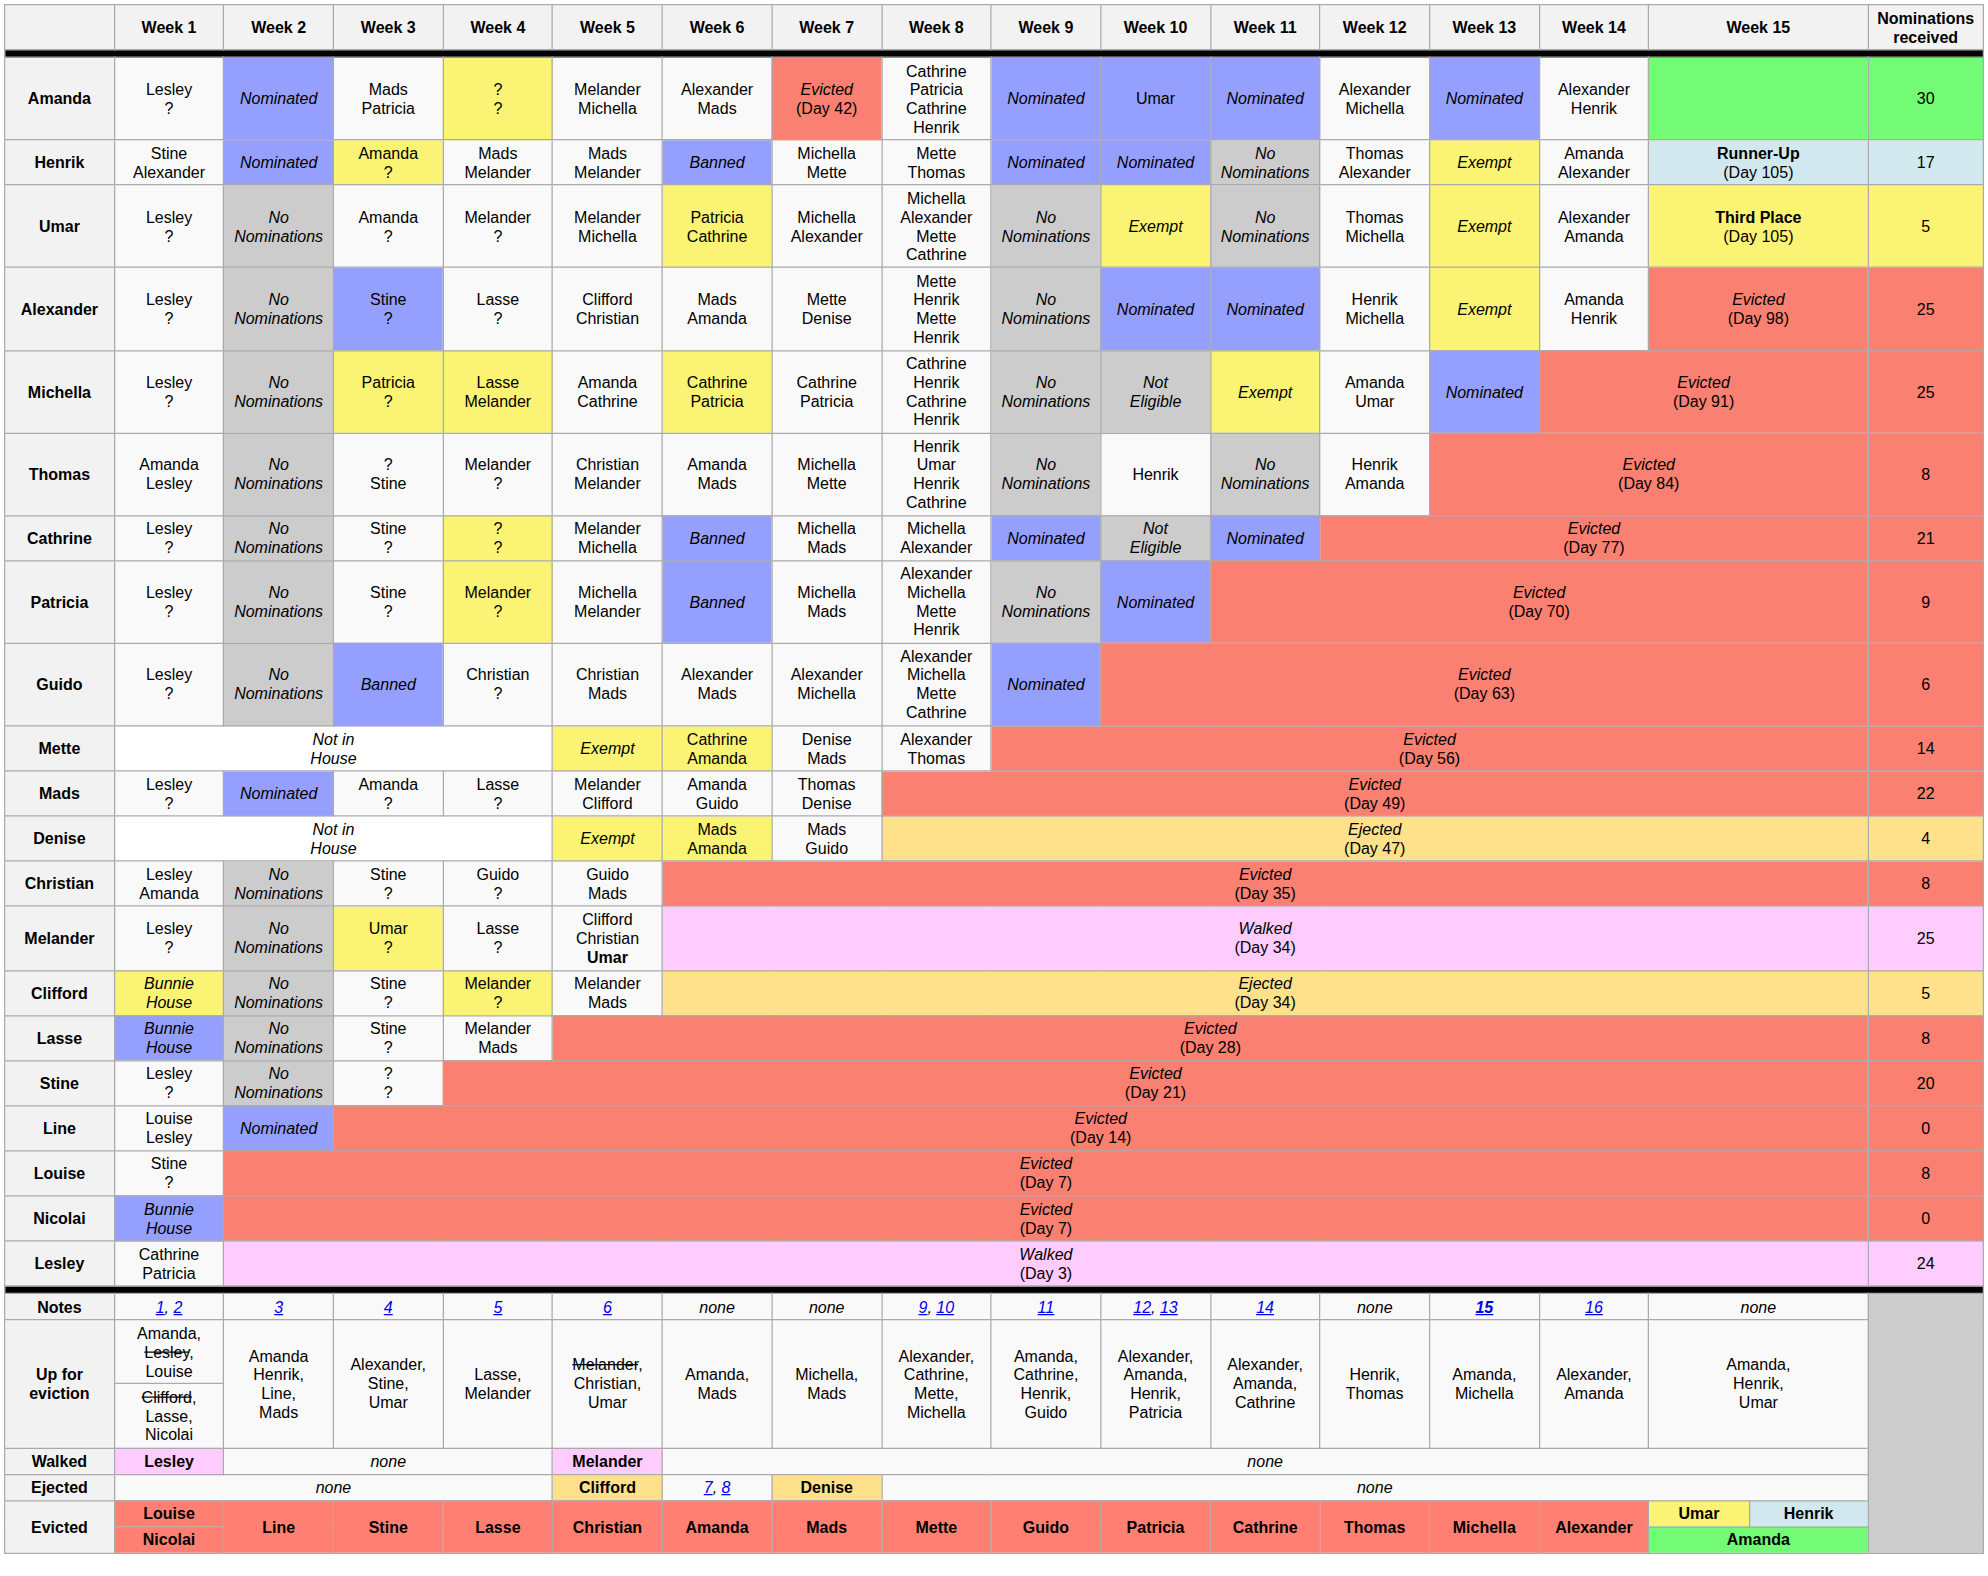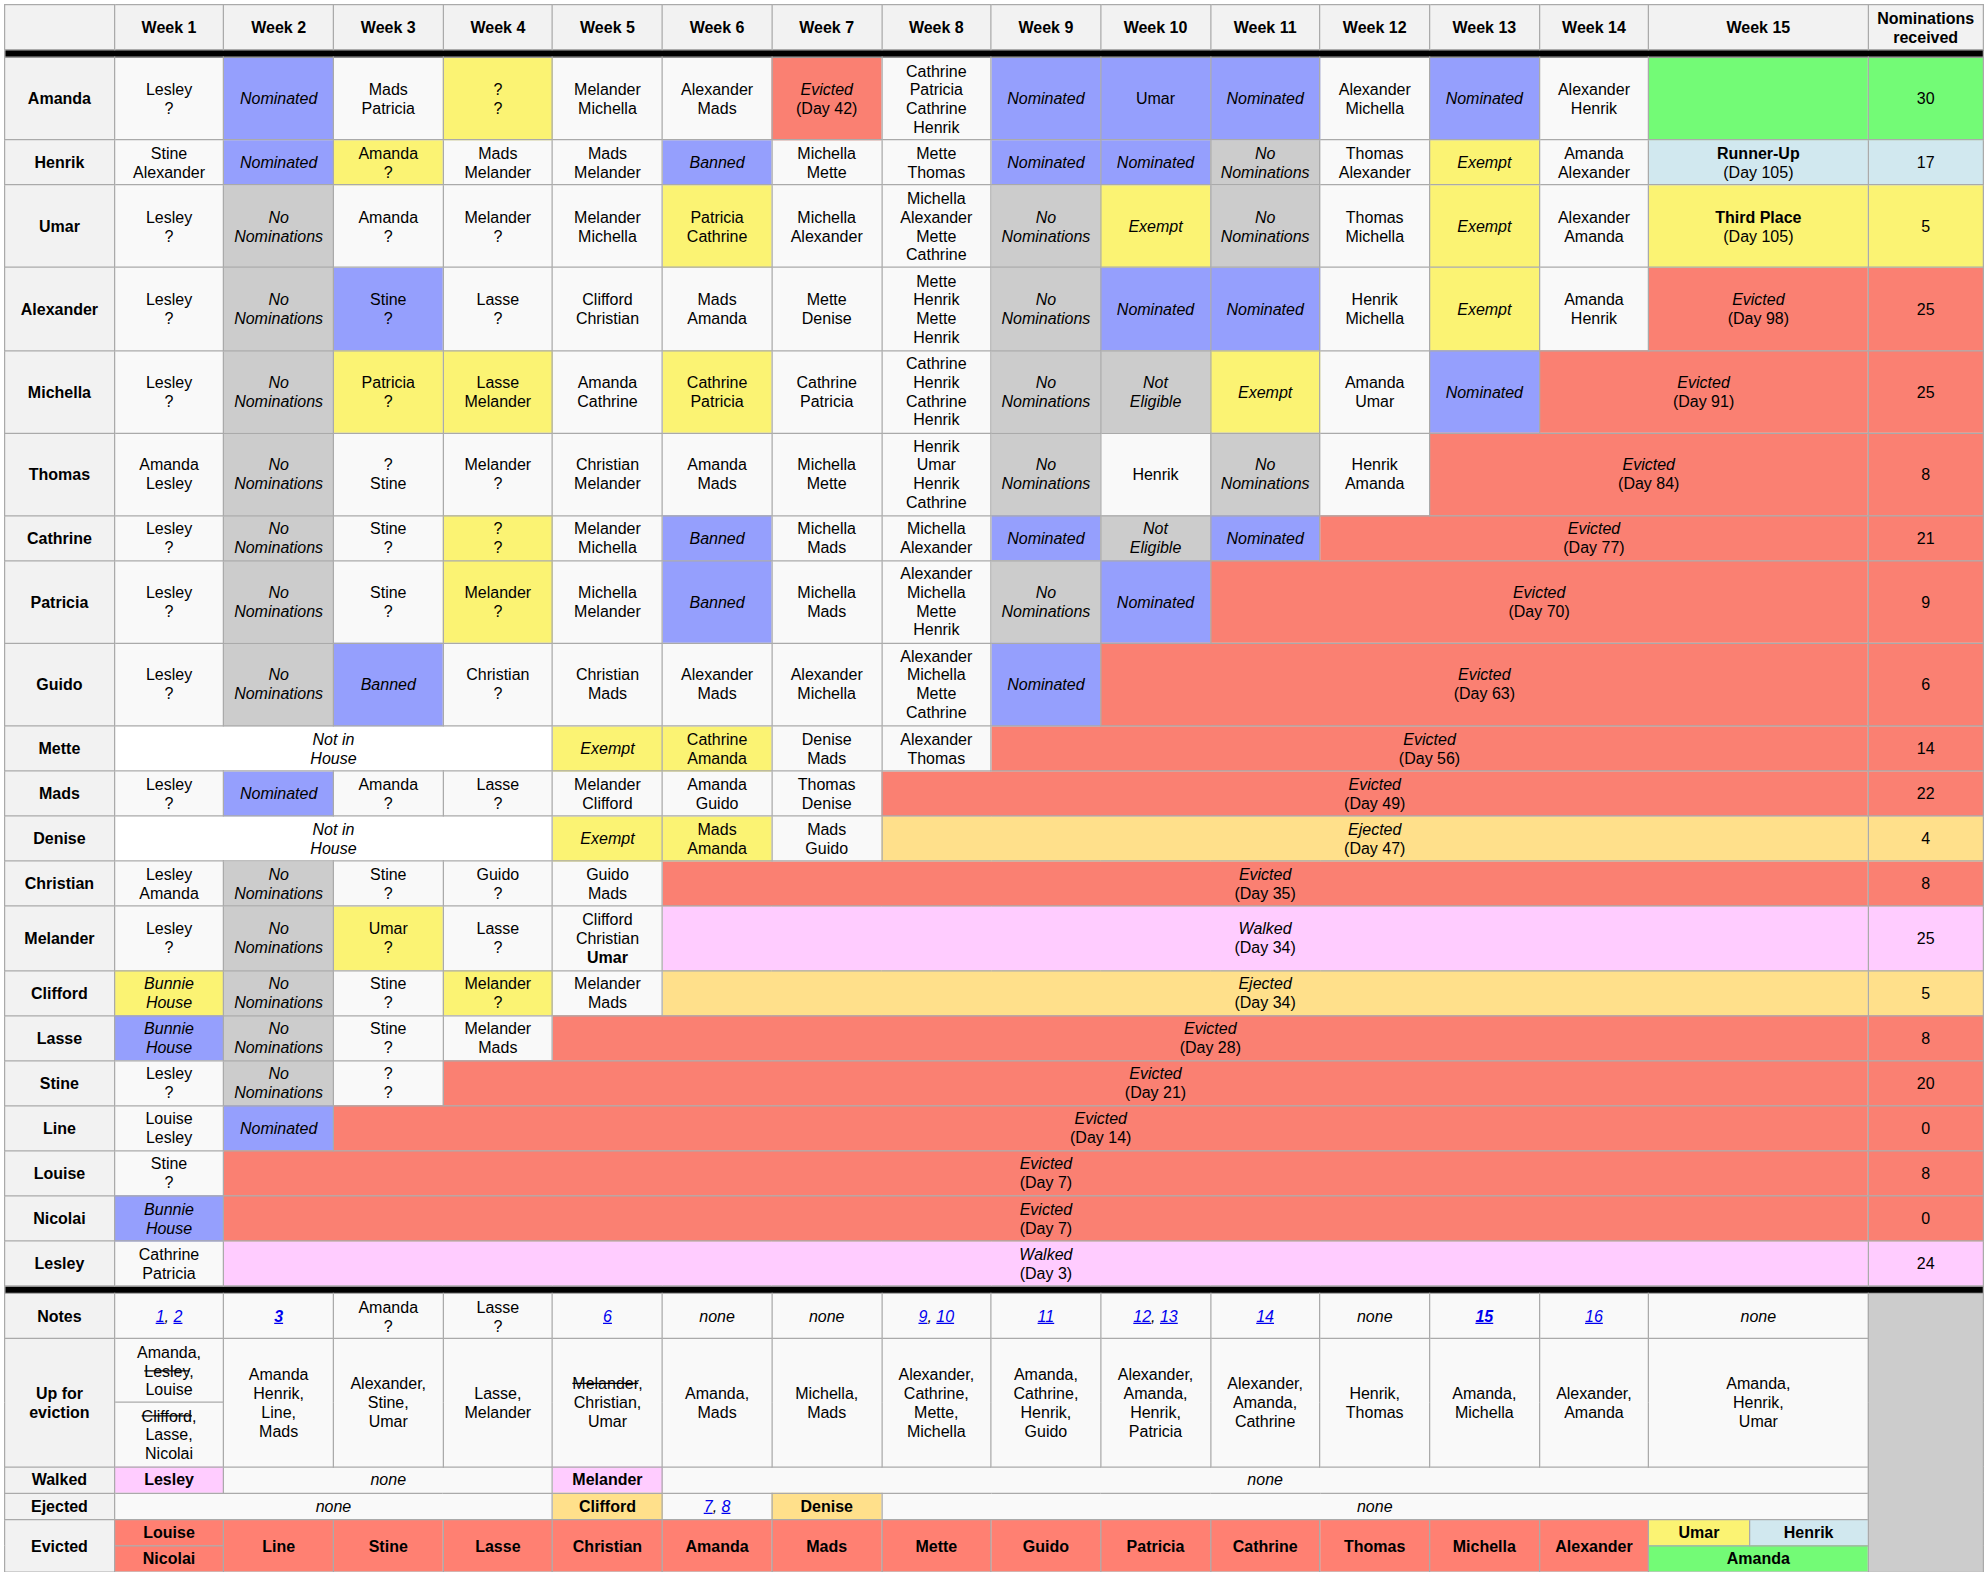(279, 1307) normal -> (279, 1316) bold
(388, 1307) 4 -> (388, 1316) Amanda ?
(498, 1307) 5 -> (498, 1316) Lasse ?
